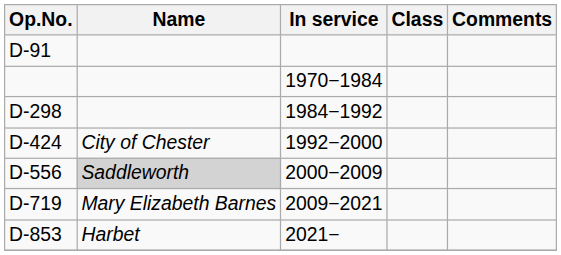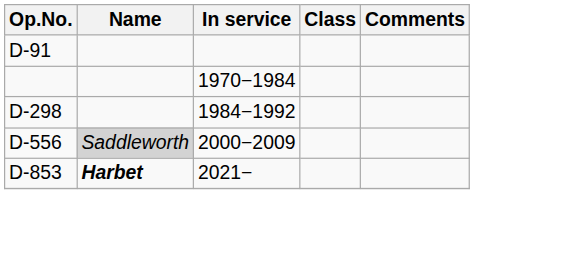- row: (35, 142)
- row: (35, 204)
(110, 234) normal -> (112, 173) bold
